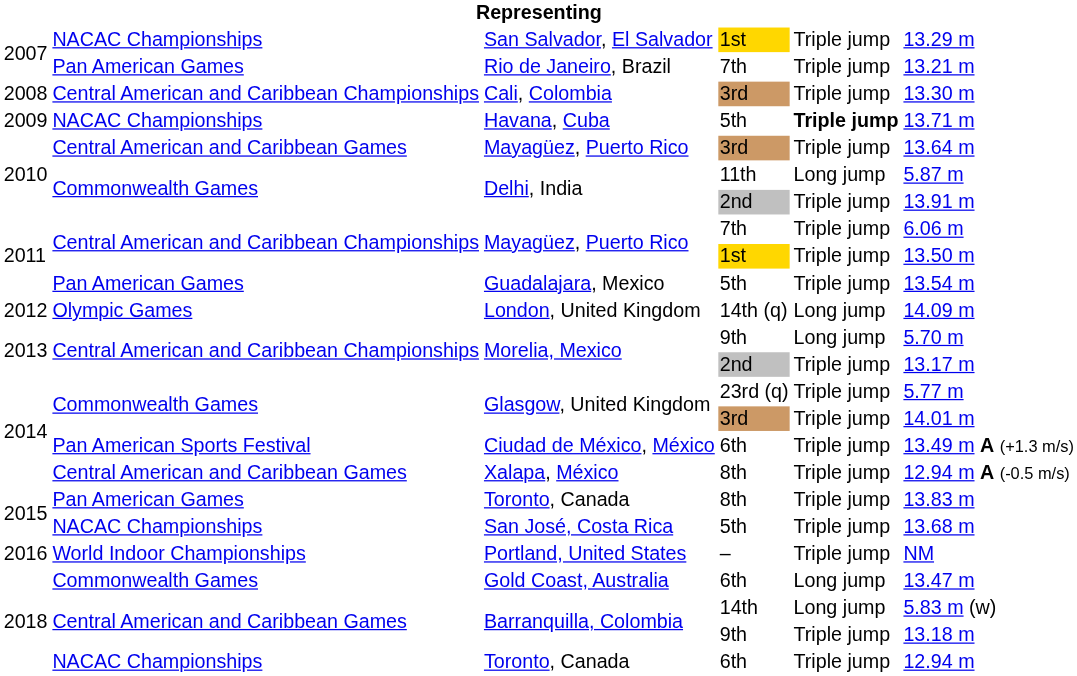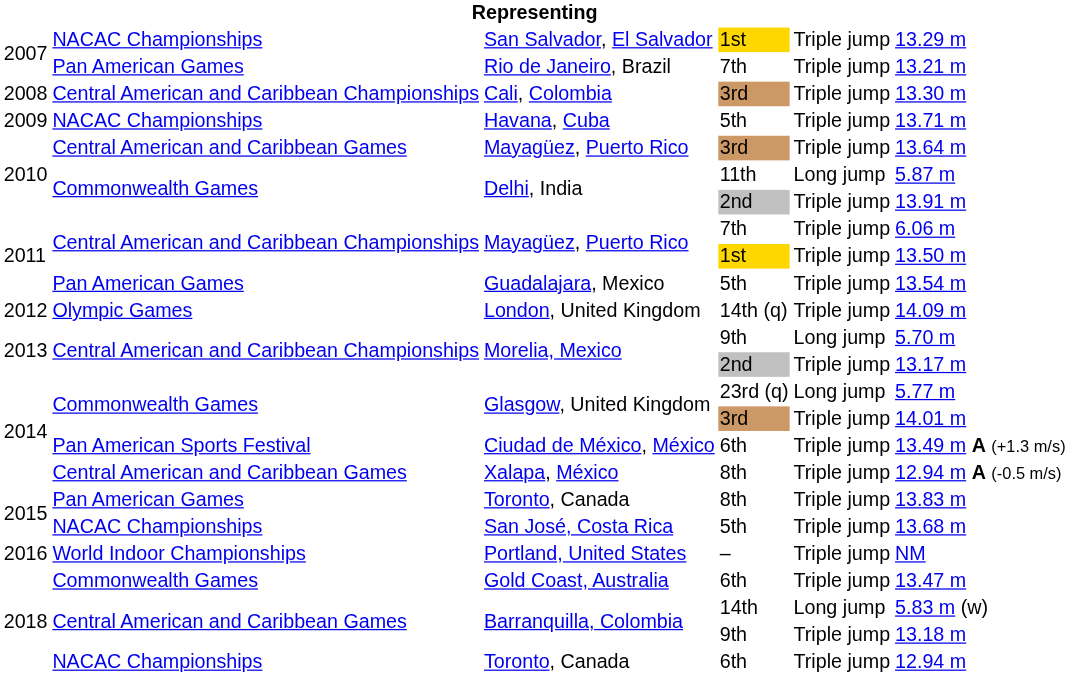(846, 120) bold -> (842, 120) normal
(839, 310) Long jump -> (842, 310) Triple jump
(842, 391) Triple jump -> (839, 391) Long jump
(839, 580) Long jump -> (842, 580) Triple jump
